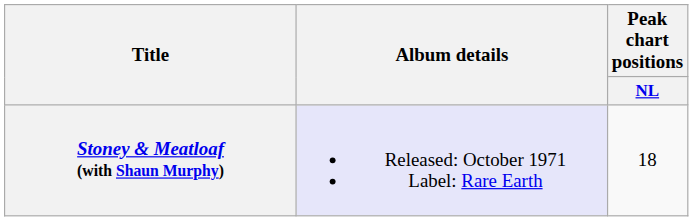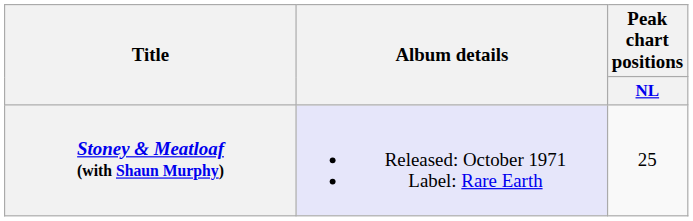(647, 160) 18 -> (647, 160) 25
